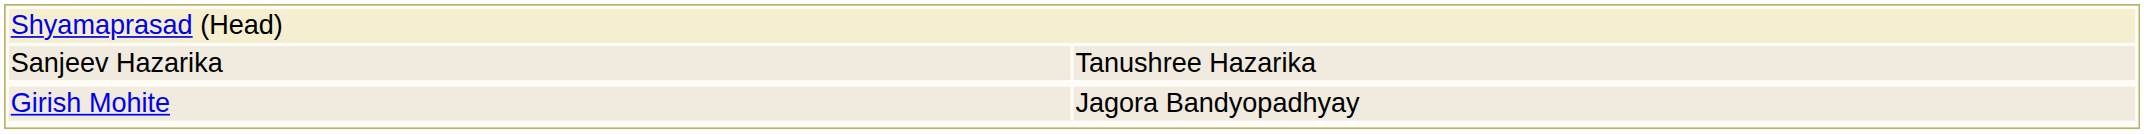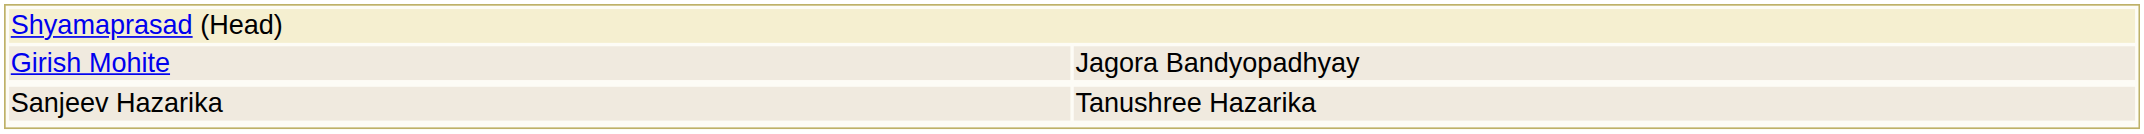rows swapped: (117, 62) <-> (90, 103)
